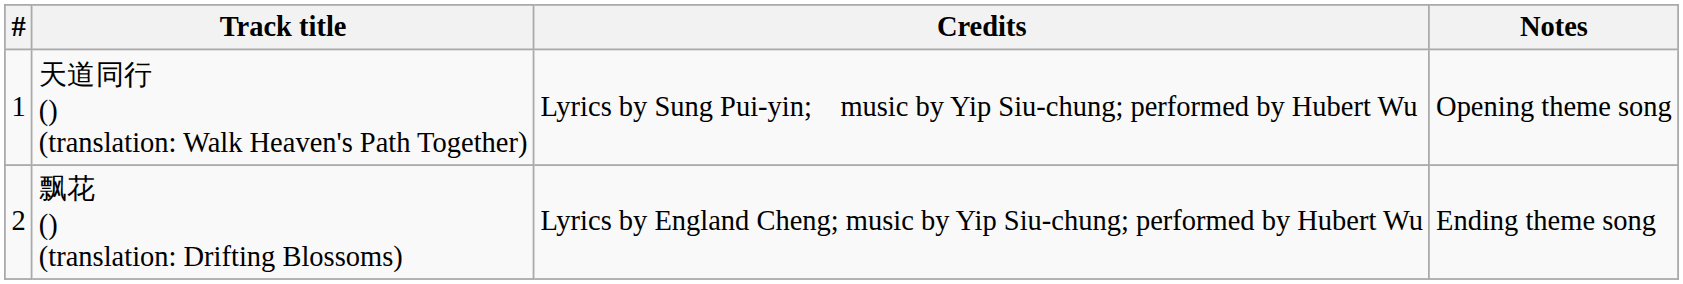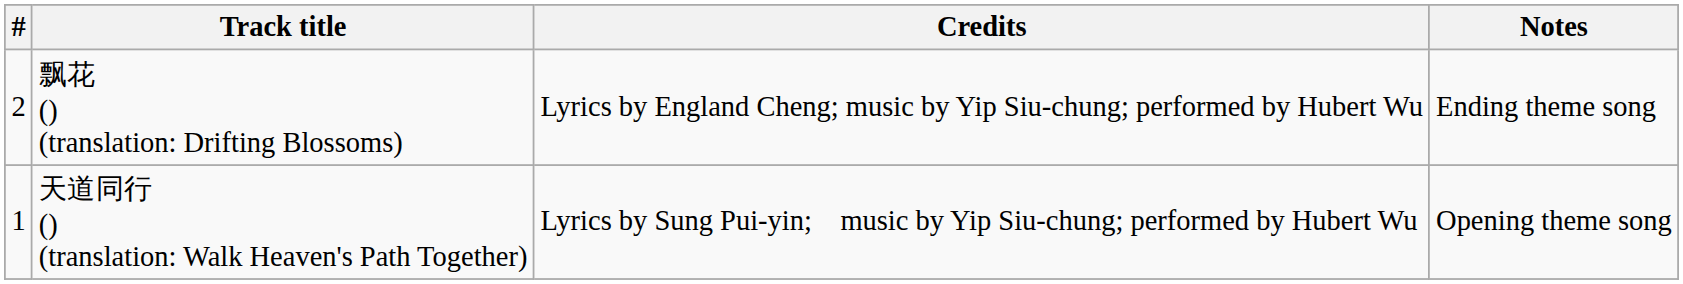rows swapped: (283, 107) <-> (221, 222)
